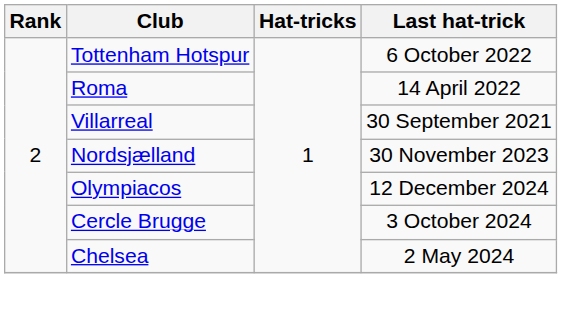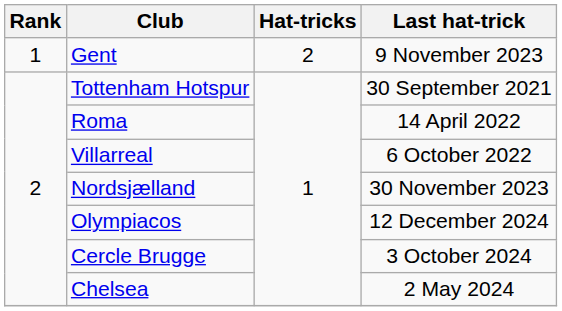+ row: (94, 54)
(459, 54) 6 October 2022 -> (459, 88) 30 September 2021
(459, 121) 30 September 2021 -> (459, 155) 6 October 2022
